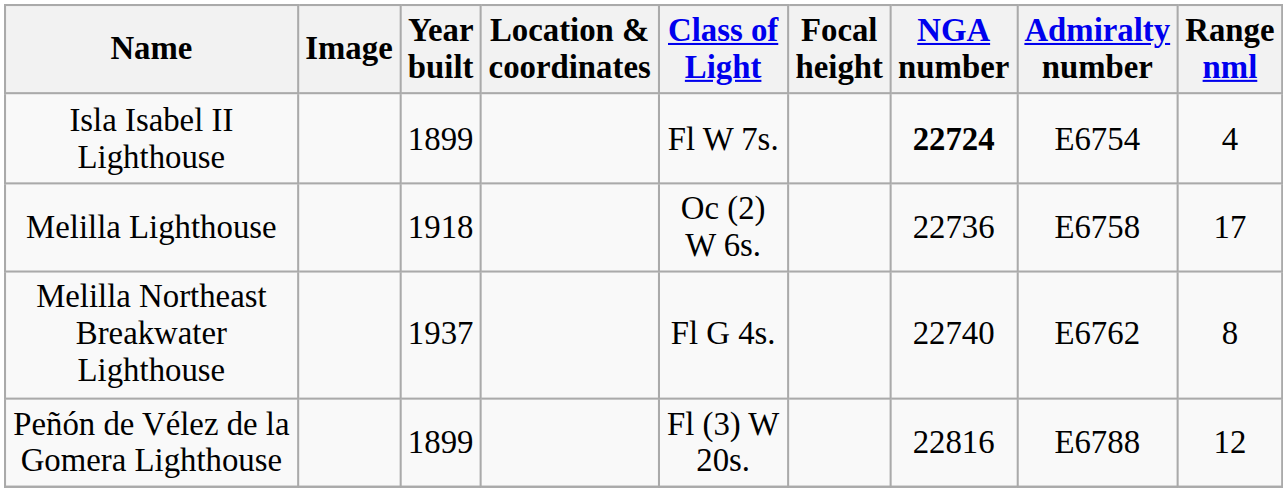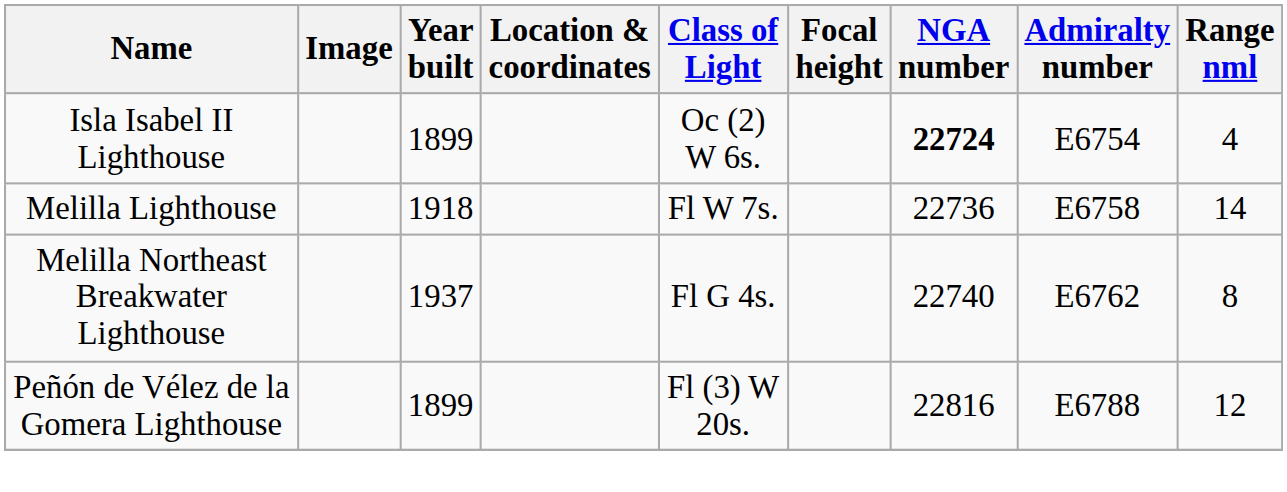(723, 137) Fl W 7s. -> (723, 137) Oc (2) W 6s.
(723, 226) Oc (2) W 6s. -> (723, 208) Fl W 7s.
(1230, 226) 17 -> (1230, 208) 14
